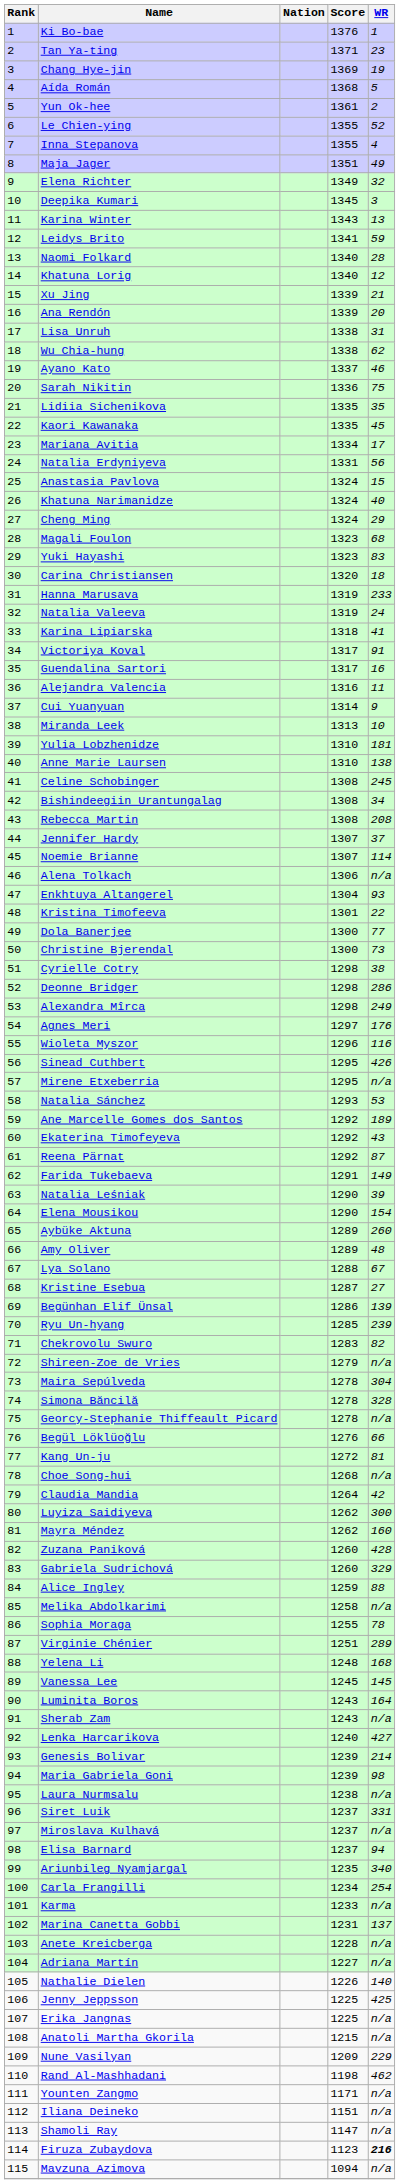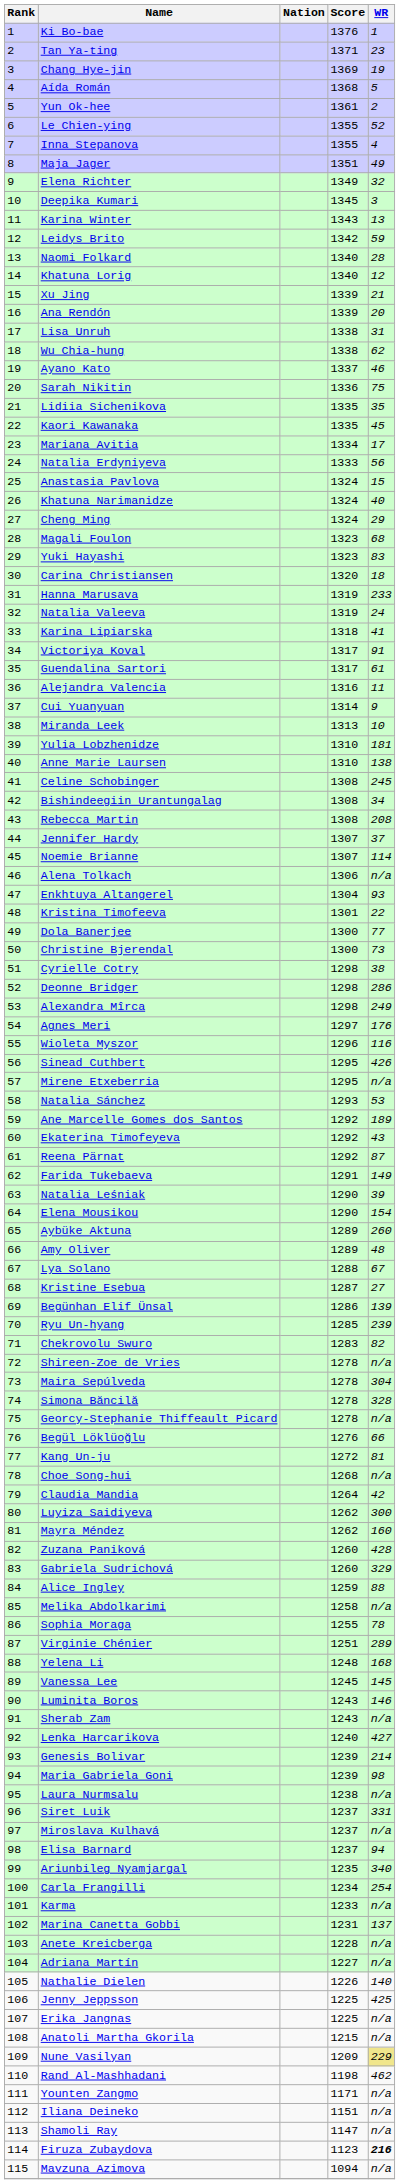(344, 239) 1341 -> (344, 239) 1342
(344, 464) 1331 -> (344, 464) 1333
(378, 670) 16 -> (378, 670) 61
(344, 1364) 1279 -> (344, 1364) 1278
(381, 1701) 164 -> (381, 1701) 146
(381, 2057) no background -> (381, 2057) khaki background
